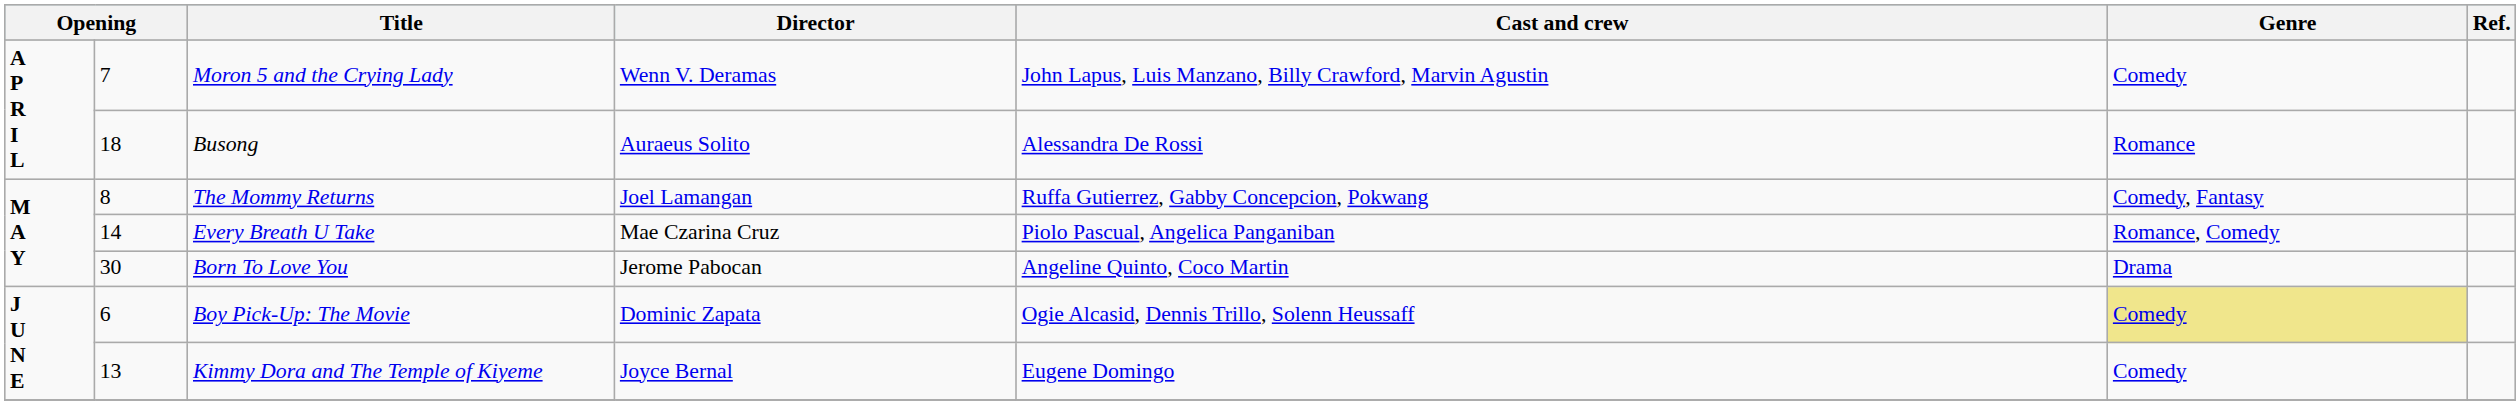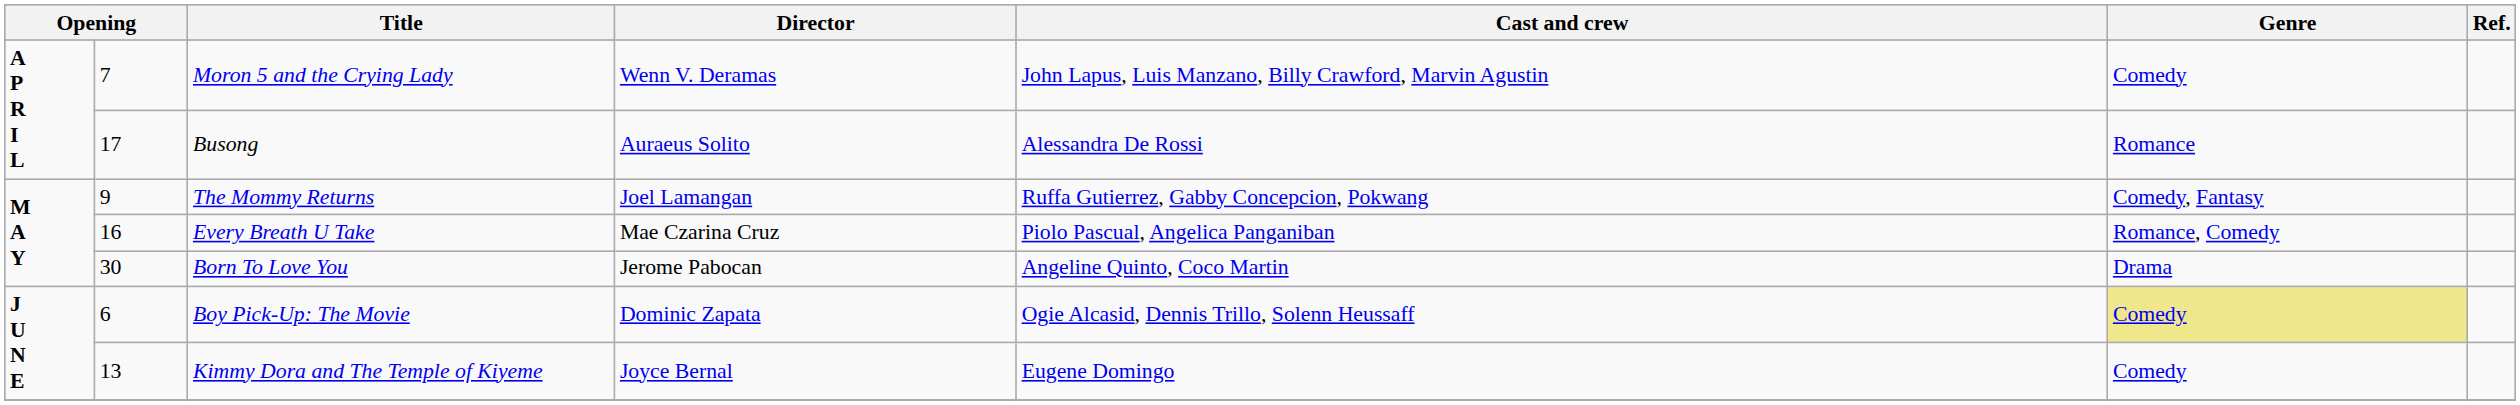(111, 143) 18 -> (111, 143) 17
(105, 196) 8 -> (105, 196) 9
(111, 232) 14 -> (111, 232) 16
